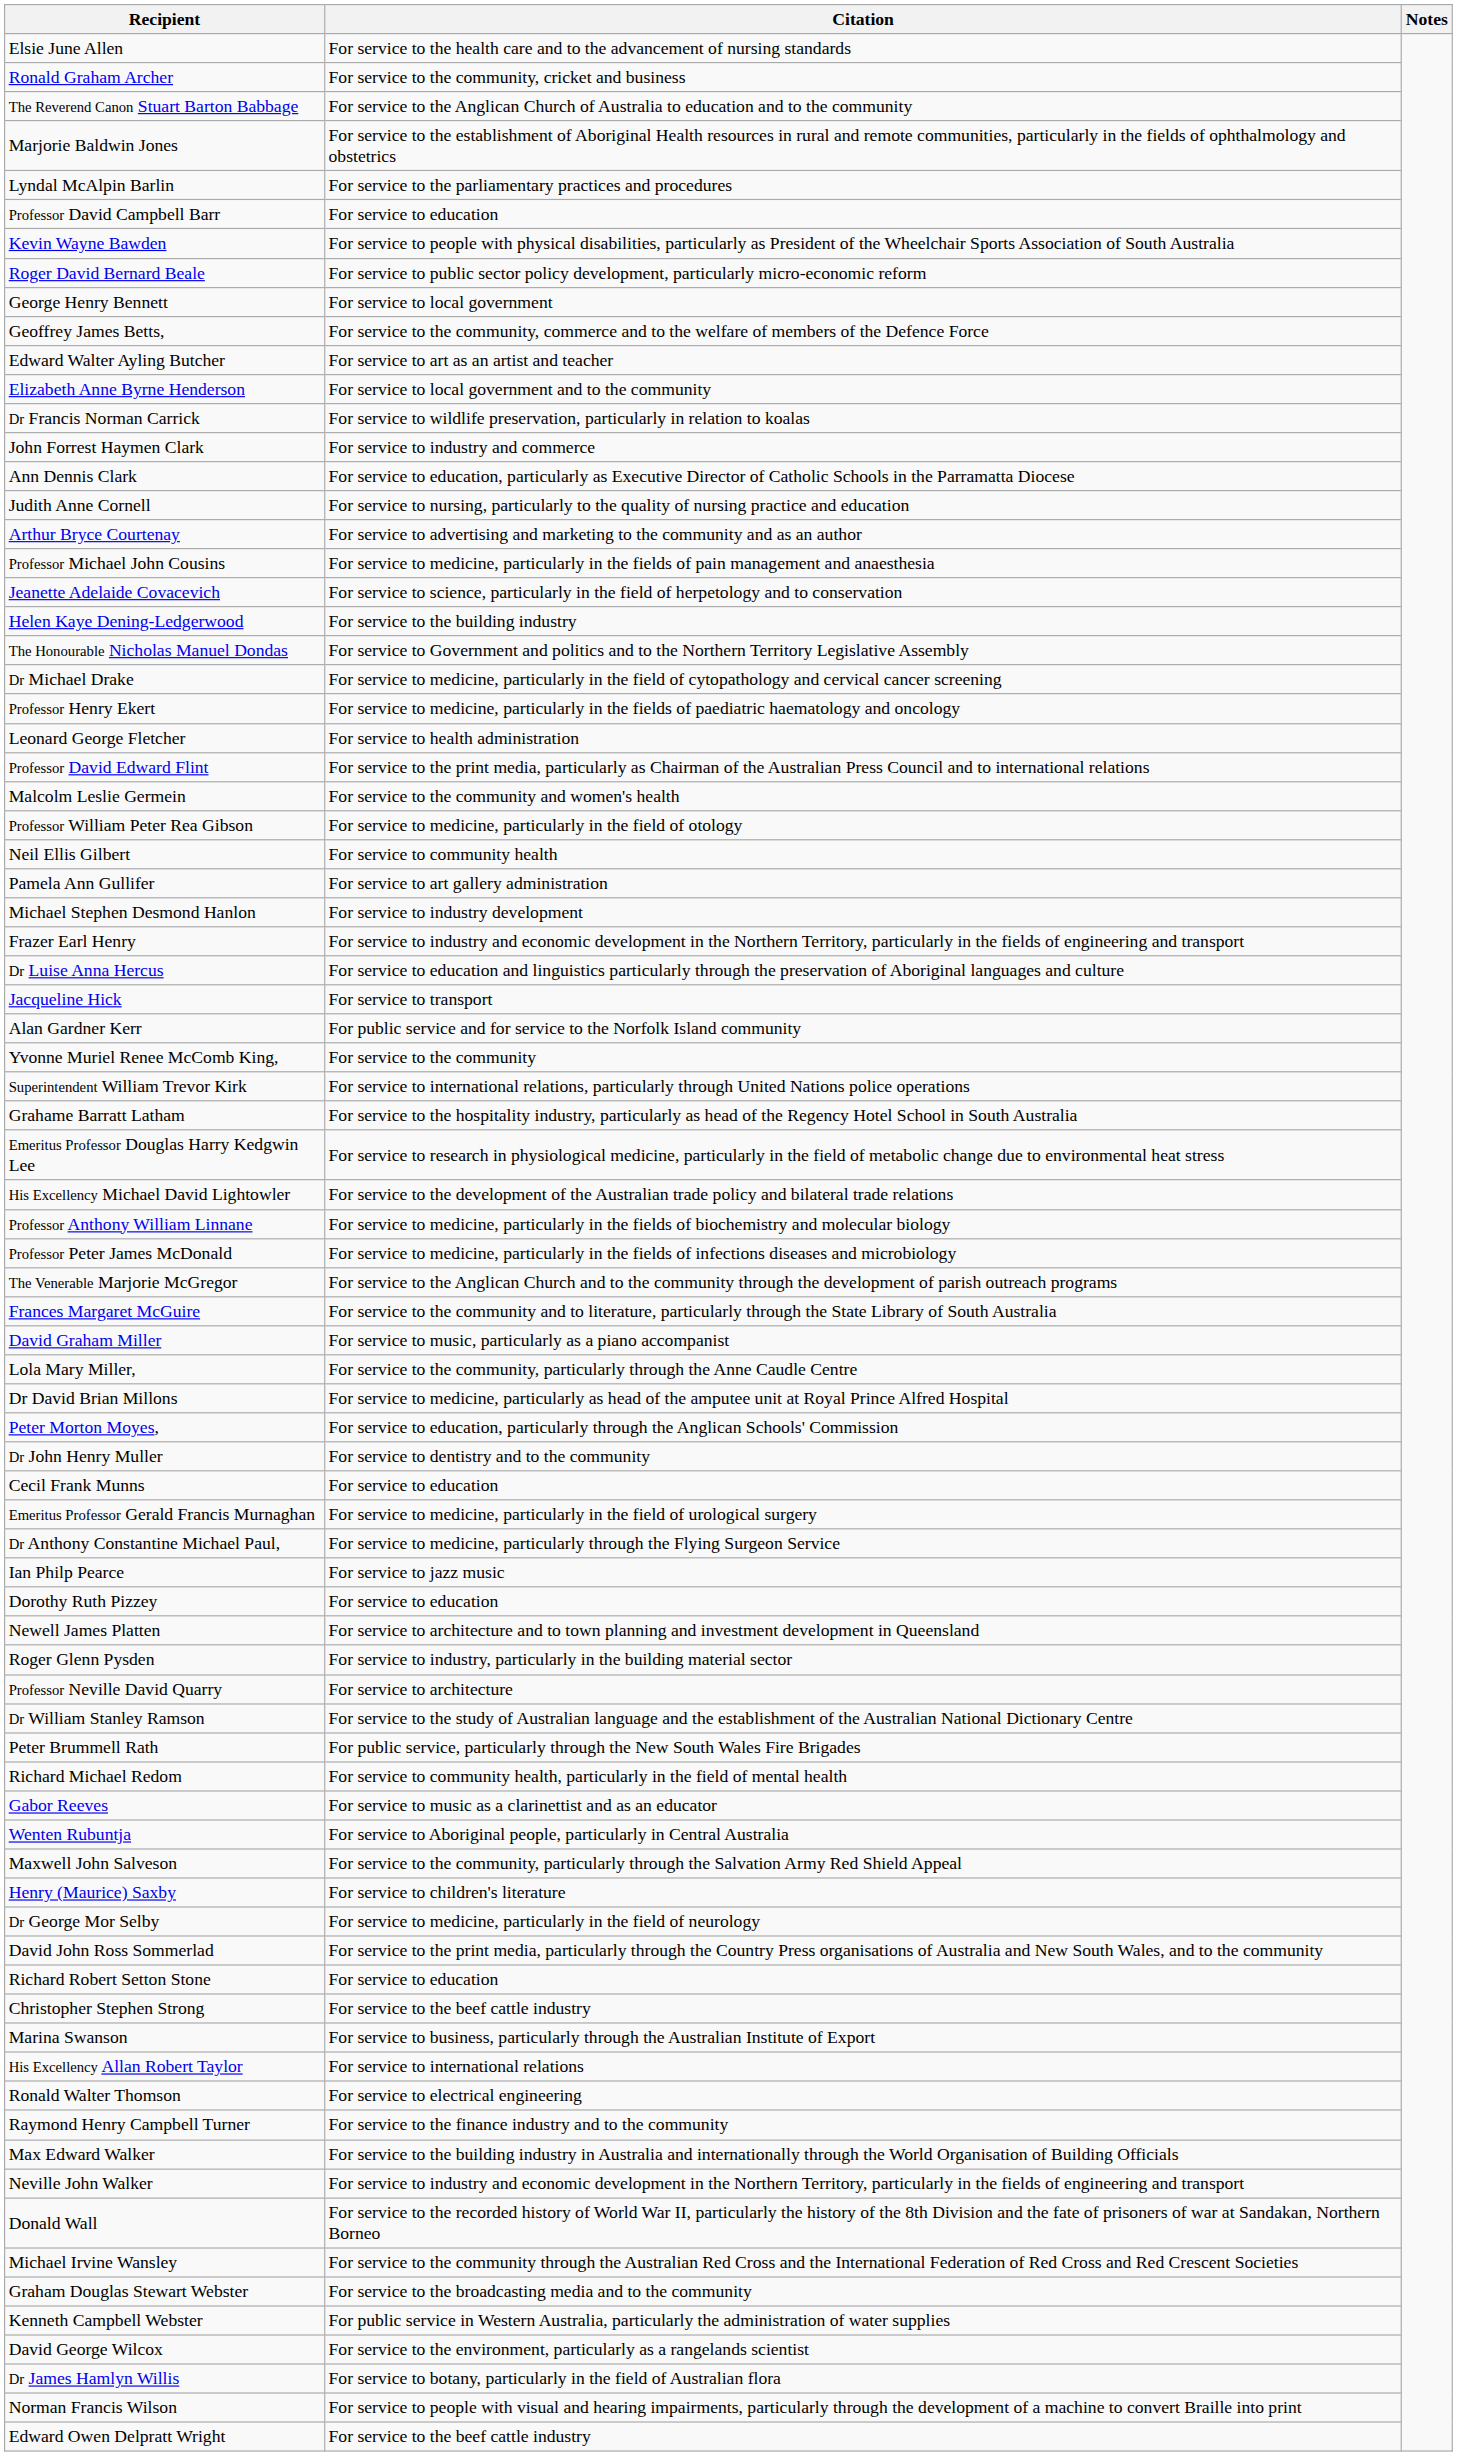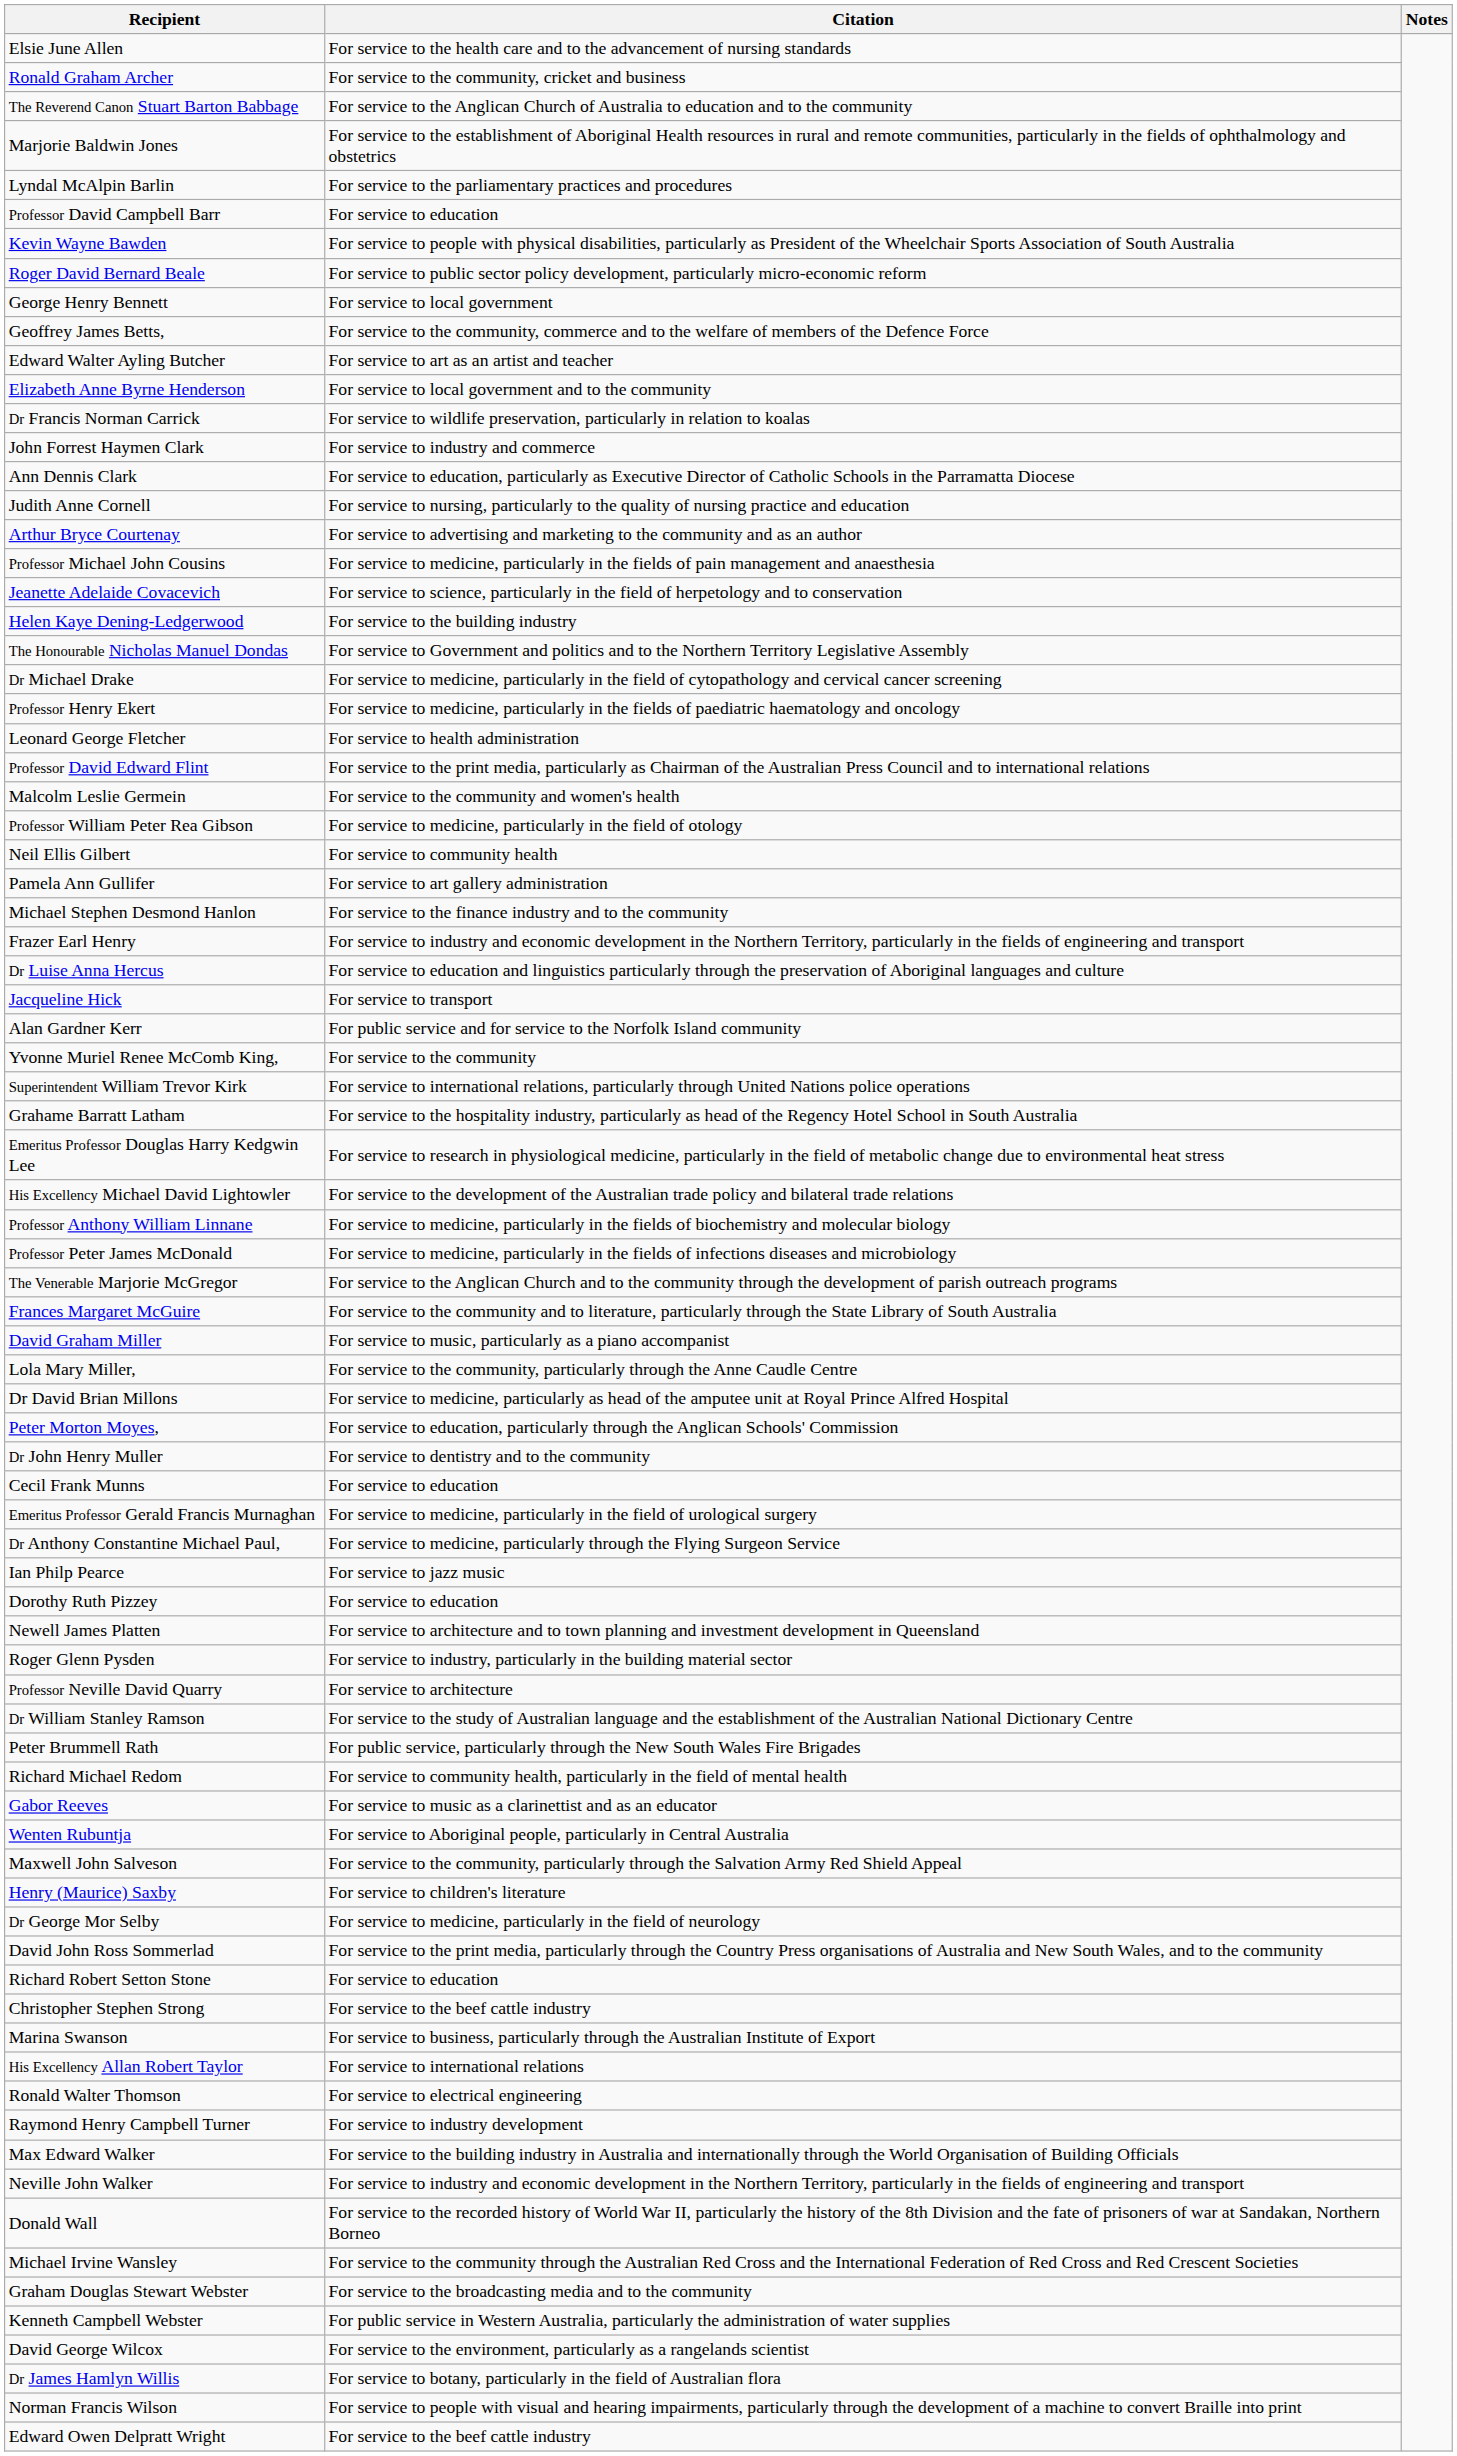(456, 912) For service to industry development -> (528, 912) For service to the finance industry and to the community
(528, 2125) For service to the finance industry and to the community -> (456, 2125) For service to industry development
